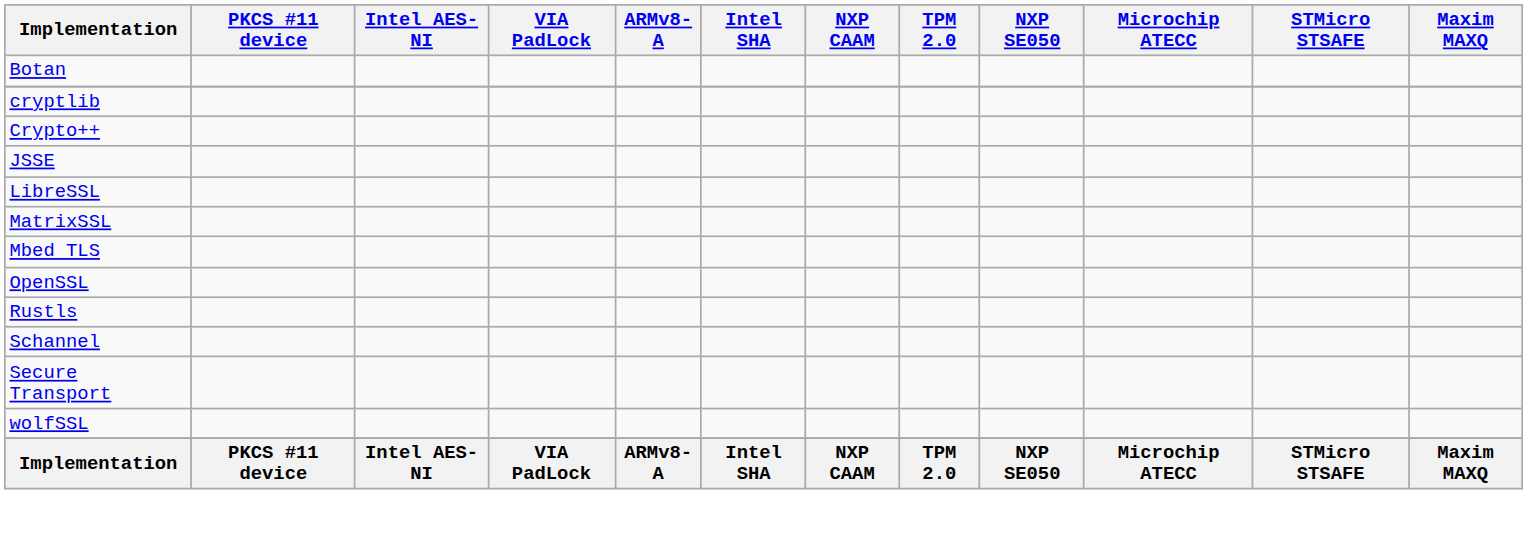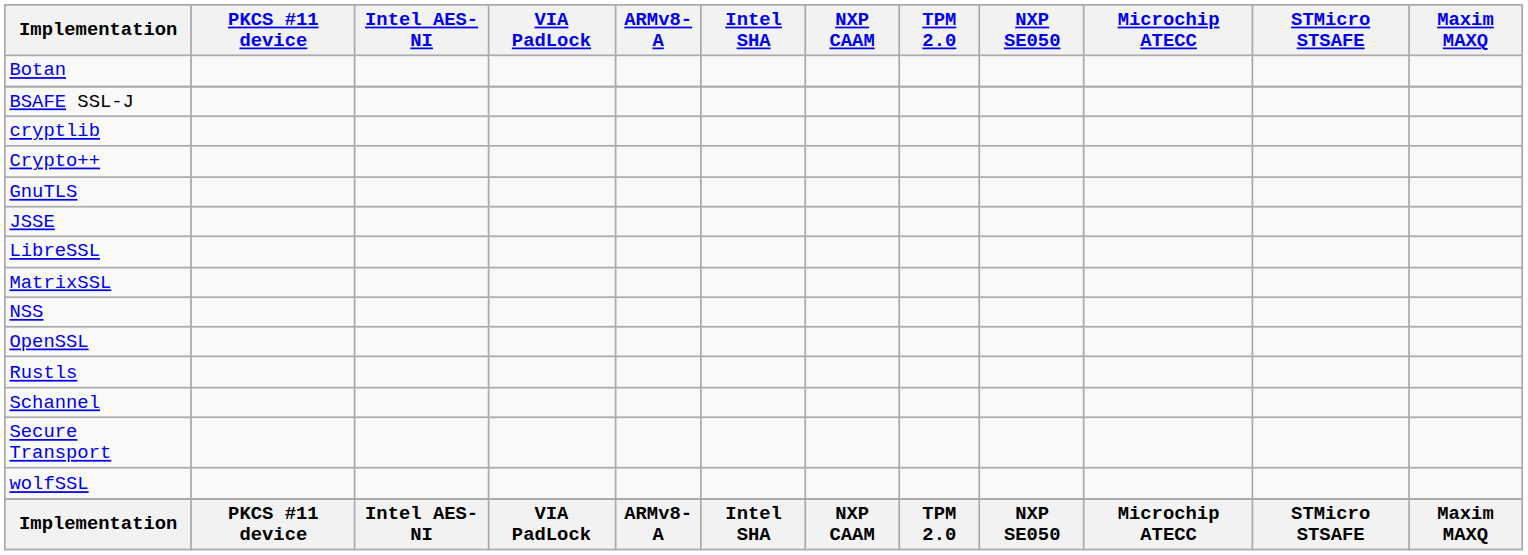+ row: (72, 101)
+ row: (43, 191)
- row: (55, 252)
+ row: (26, 312)
